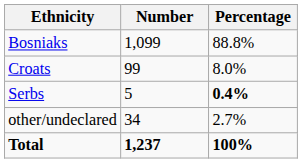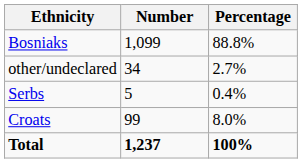rows swapped: (29, 68) <-> (63, 119)
(231, 94) bold -> (229, 94) normal
